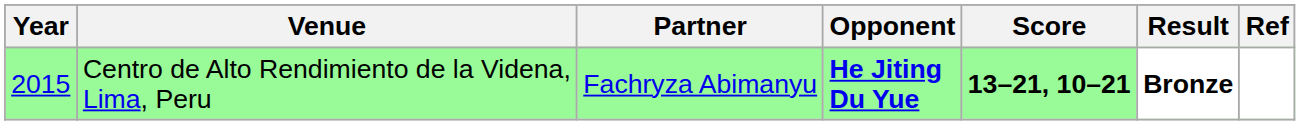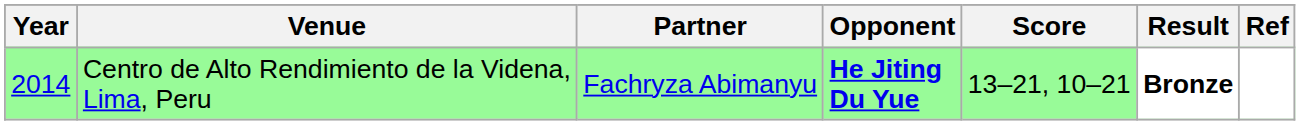(41, 83) 2015 -> (41, 83) 2014
(1049, 83) bold -> (1049, 83) normal
